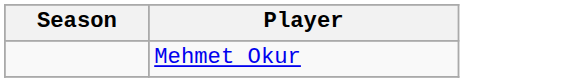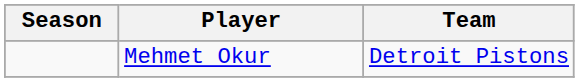+ column: (469, 23)
